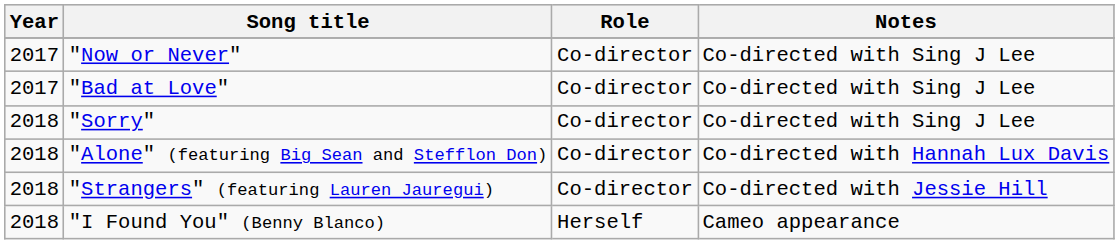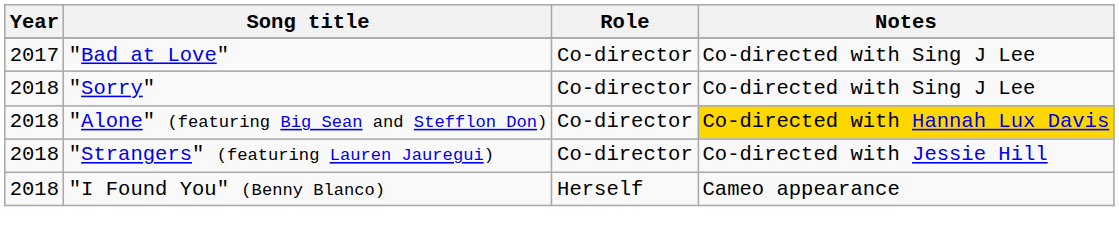- row: (155, 55)
(906, 155) no background -> (906, 122) gold background
